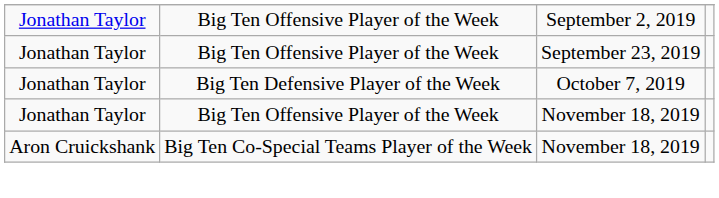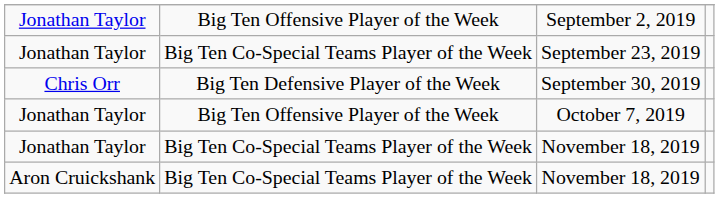(348, 51) Big Ten Offensive Player of the Week -> (348, 51) Big Ten Co-Special Teams Player of the Week
+ row: (82, 83)
(348, 83) Big Ten Defensive Player of the Week -> (348, 114) Big Ten Offensive Player of the Week
(348, 114) Big Ten Offensive Player of the Week -> (348, 146) Big Ten Co-Special Teams Player of the Week
